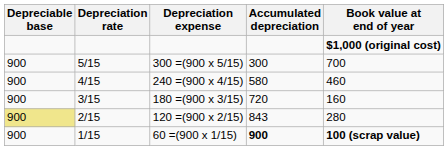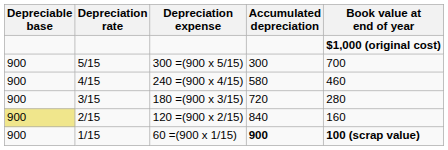(336, 99) 160 -> (336, 99) 280
(258, 117) 843 -> (258, 117) 840
(336, 117) 280 -> (336, 117) 160
